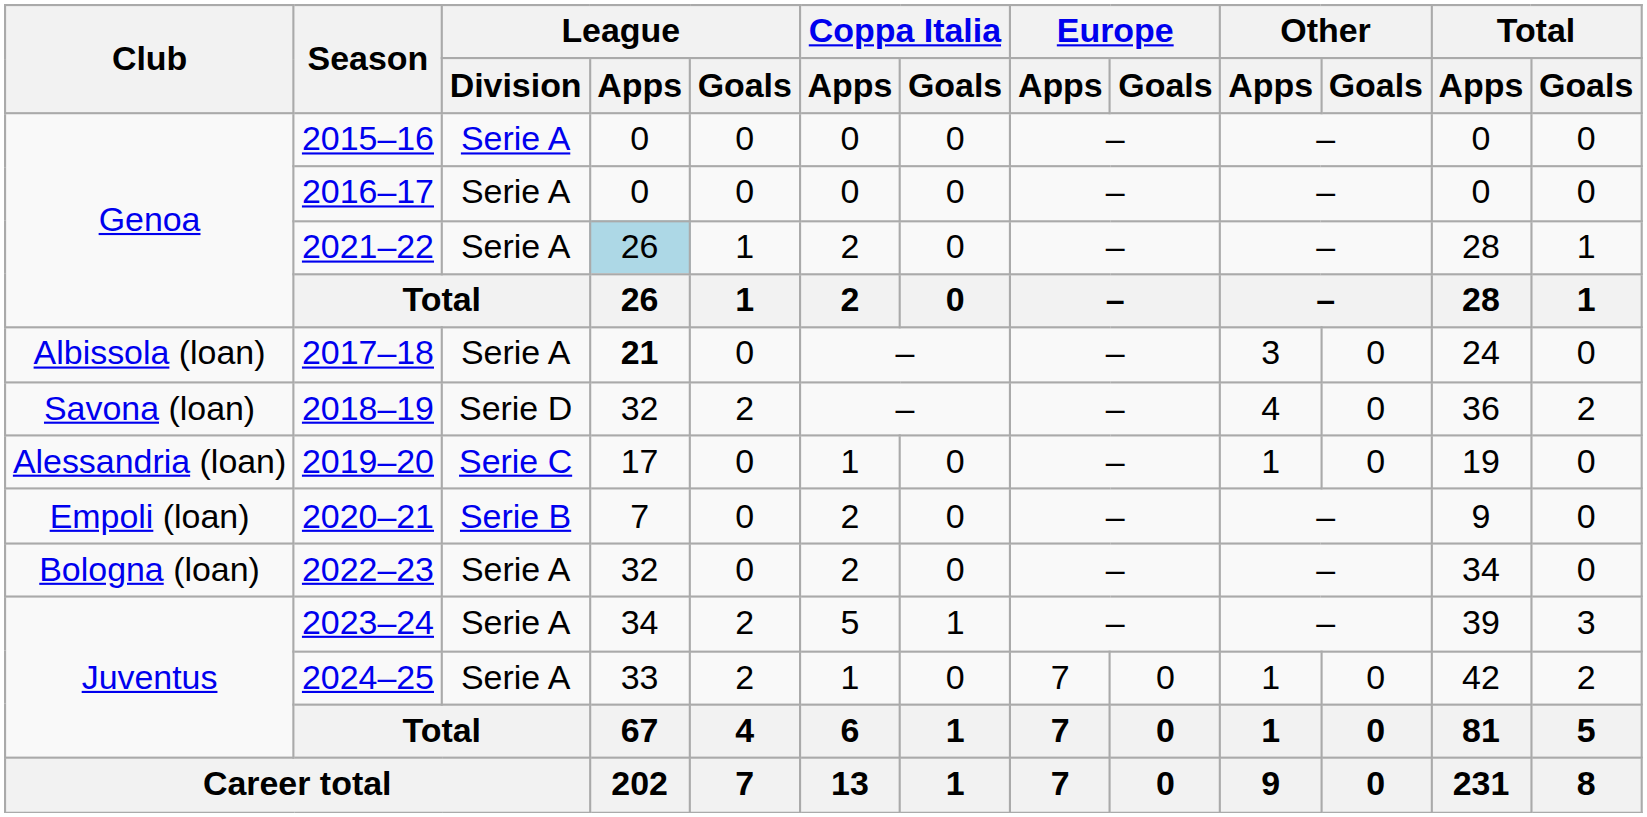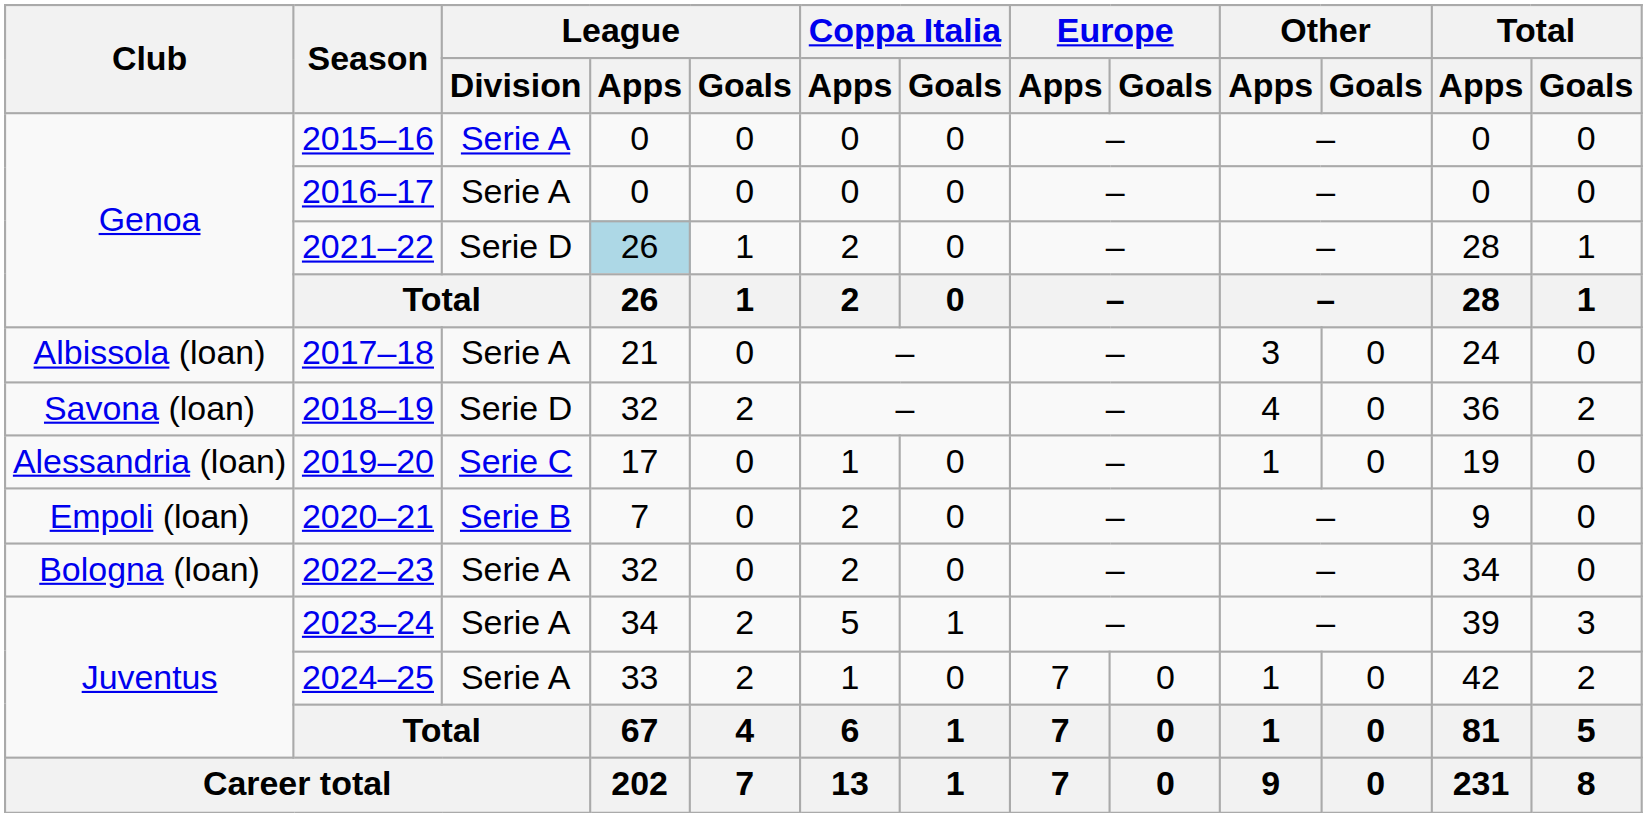(516, 246) Serie A -> (516, 246) Serie D
(640, 354) bold -> (640, 354) normal
